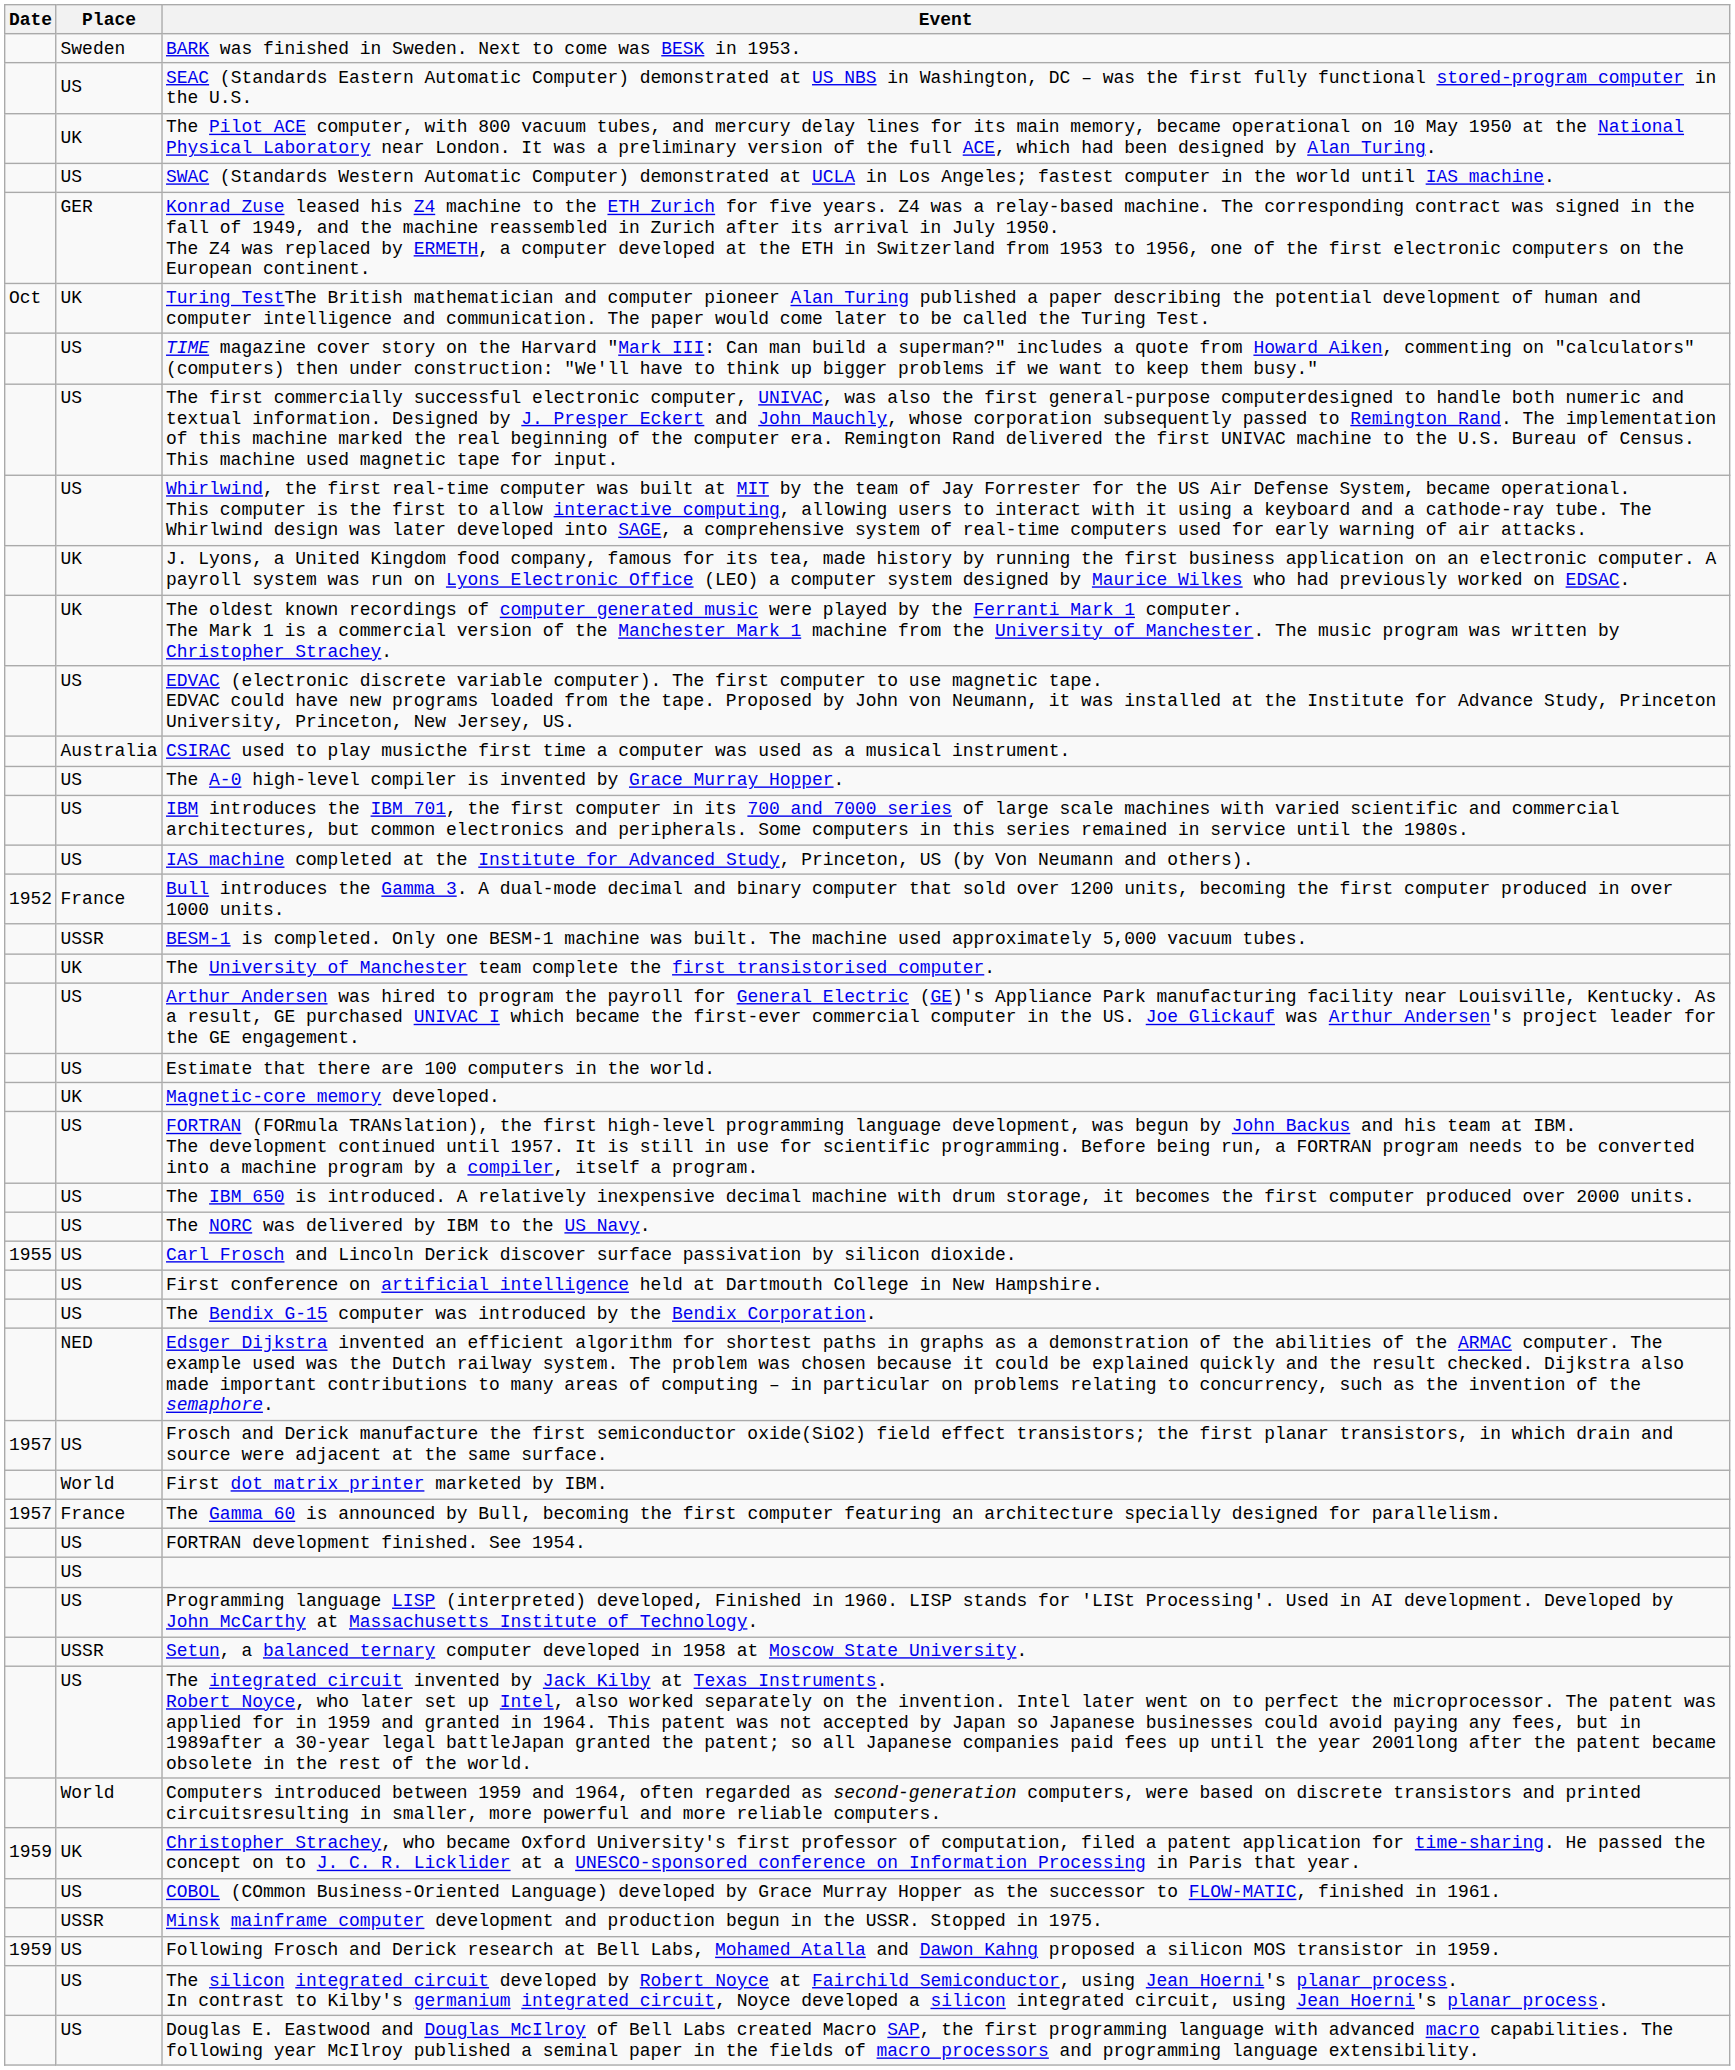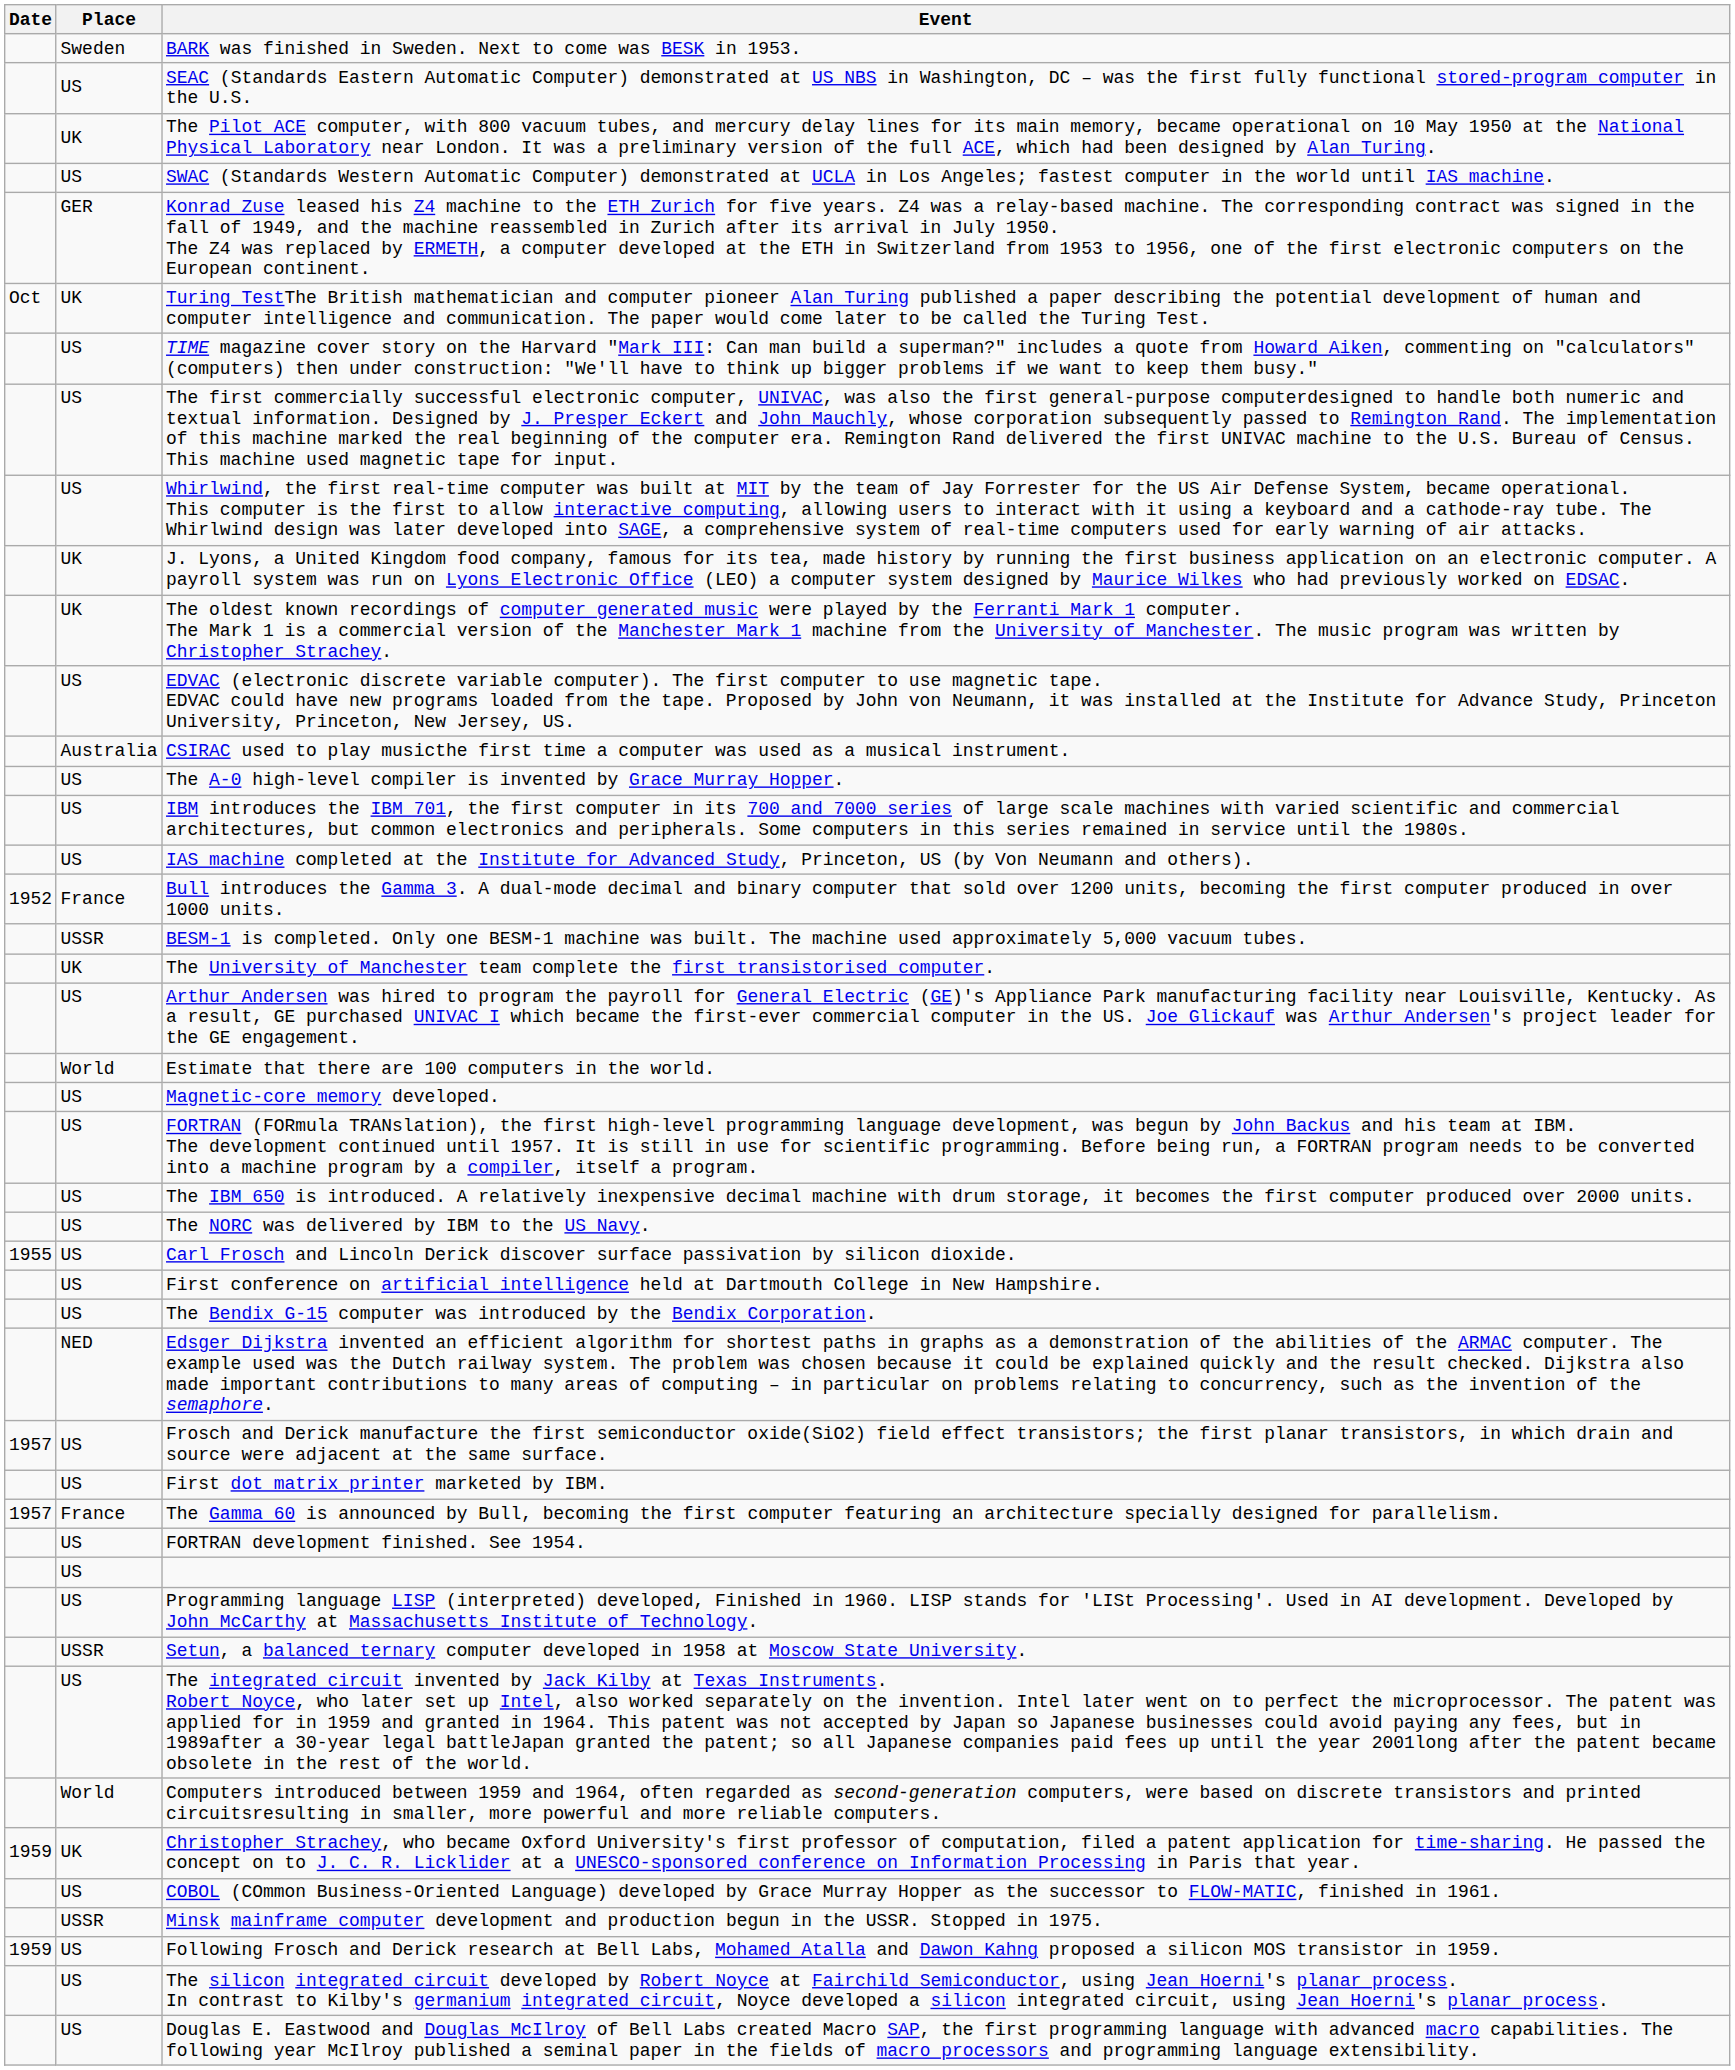(71, 1068) US -> (88, 1068) World
(71, 1097) UK -> (71, 1097) US
(88, 1485) World -> (71, 1485) US
